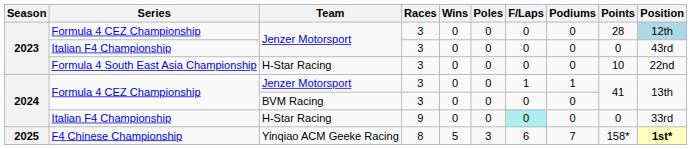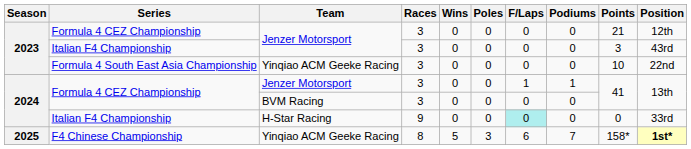(618, 31) 28 -> (618, 31) 21
(662, 31) lightblue background -> (662, 31) no background
(618, 49) 0 -> (618, 49) 3
(297, 66) H-Star Racing -> (330, 66) Yinqiao ACM Geeke Racing
